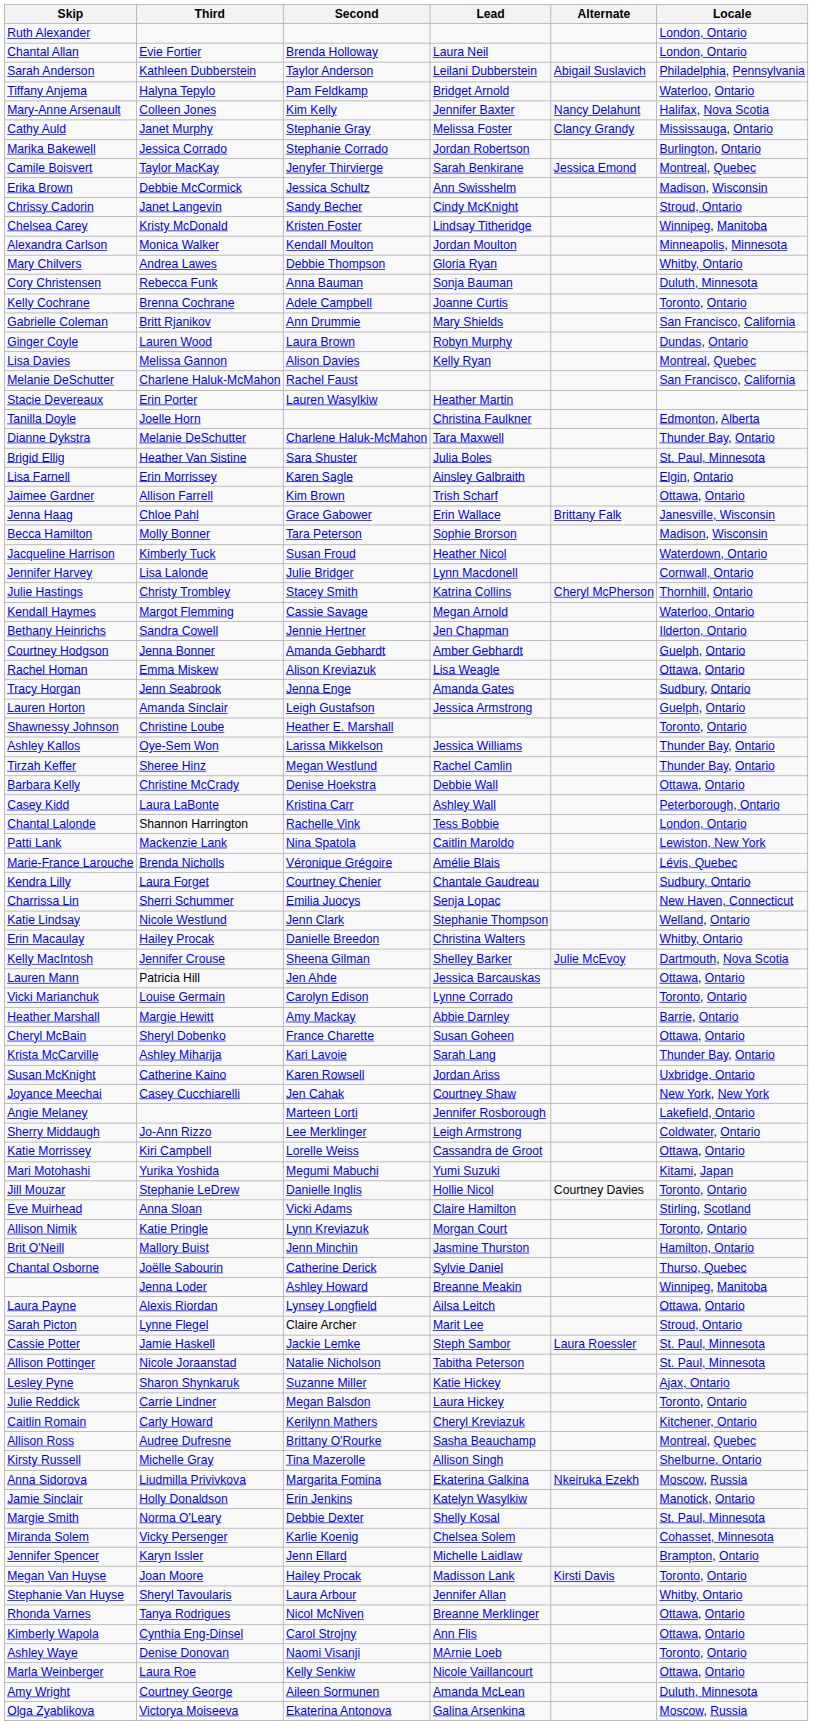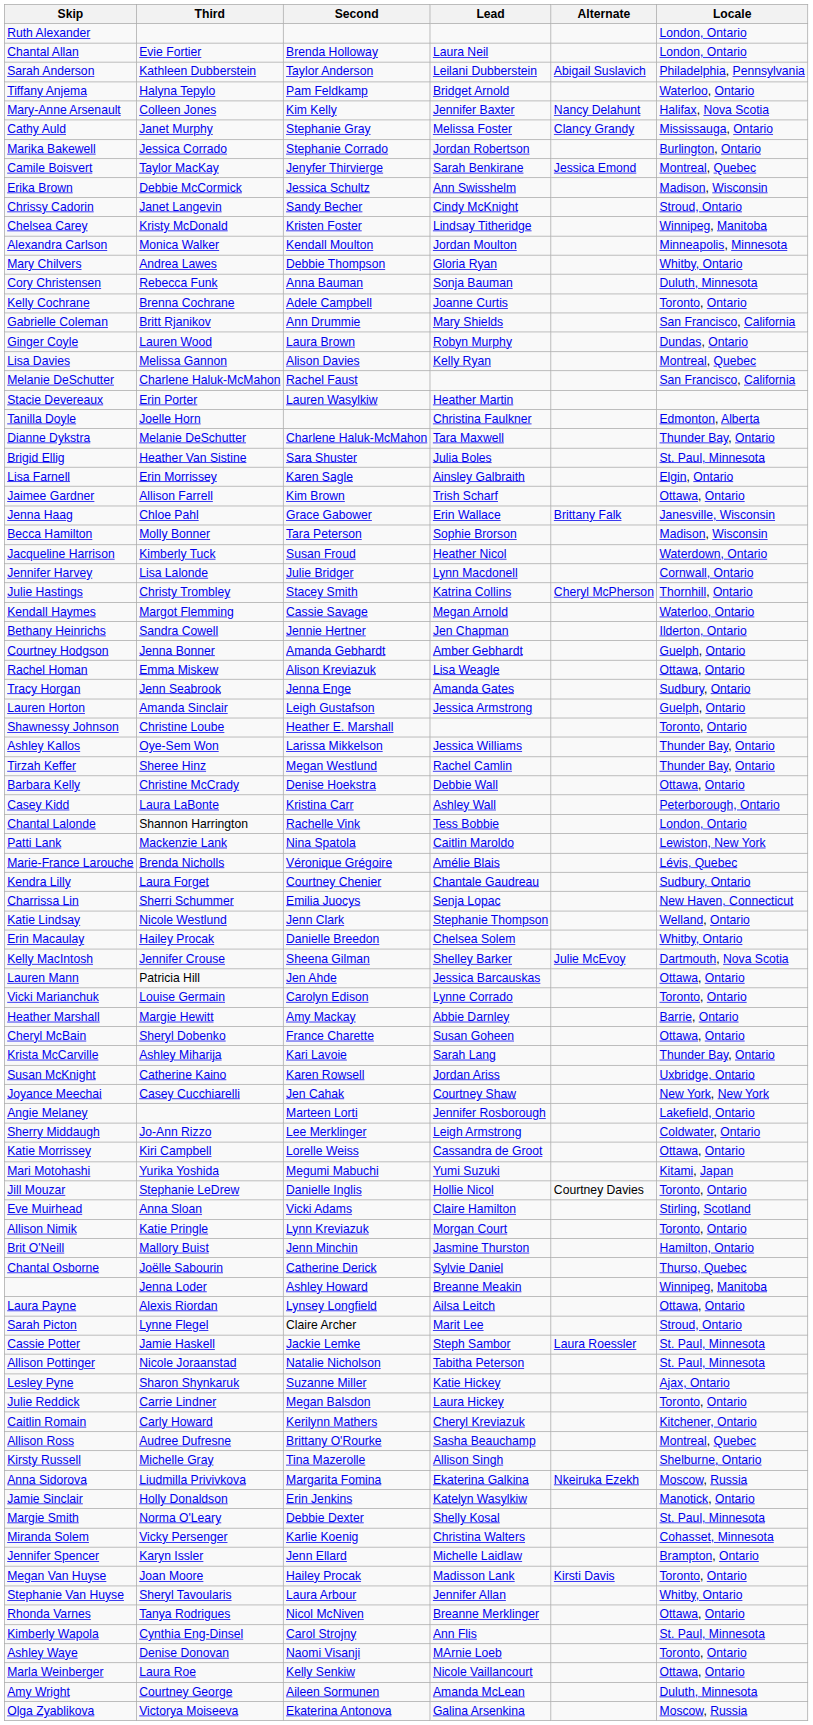(479, 939) Christina Walters -> (474, 939) Chelsea Solem
(474, 1537) Chelsea Solem -> (479, 1537) Christina Walters
(702, 1634) Ottawa, Ontario -> (712, 1634) St. Paul, Minnesota
